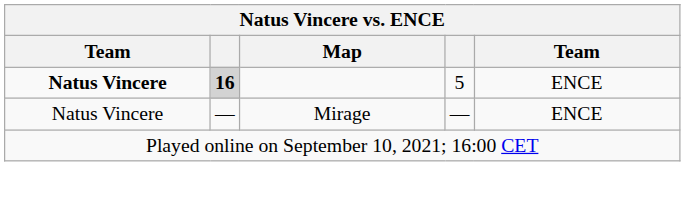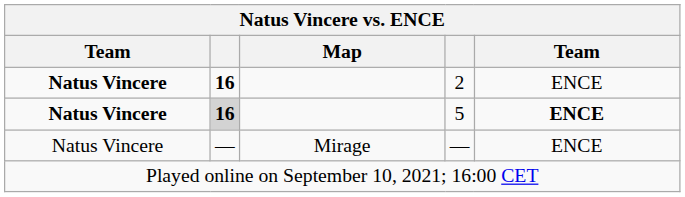+ row: (459, 82)
(577, 82) normal -> (577, 113) bold
